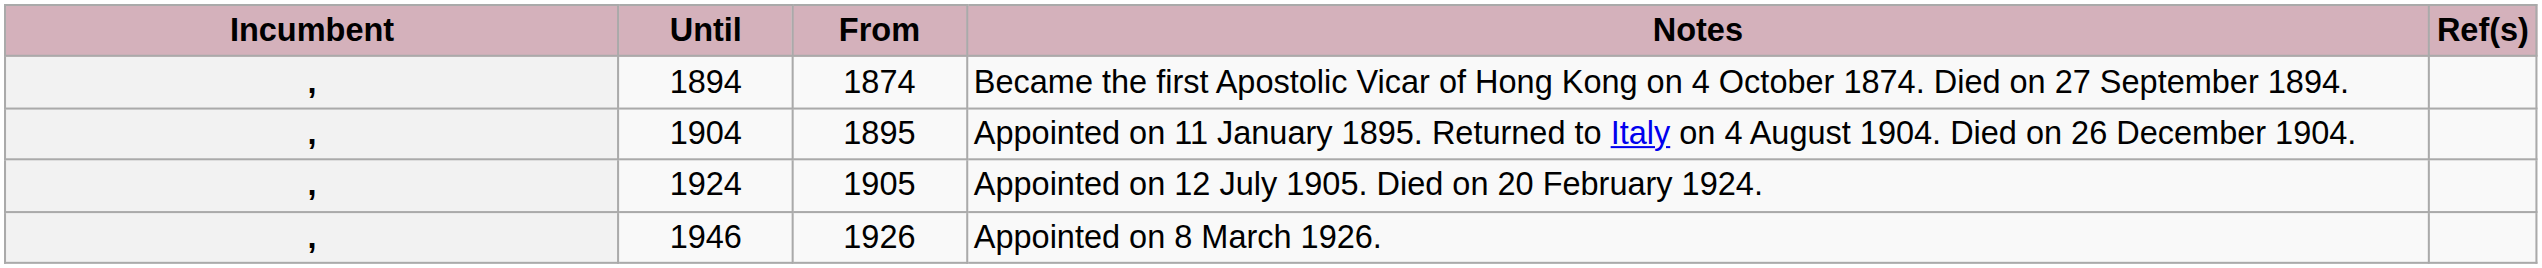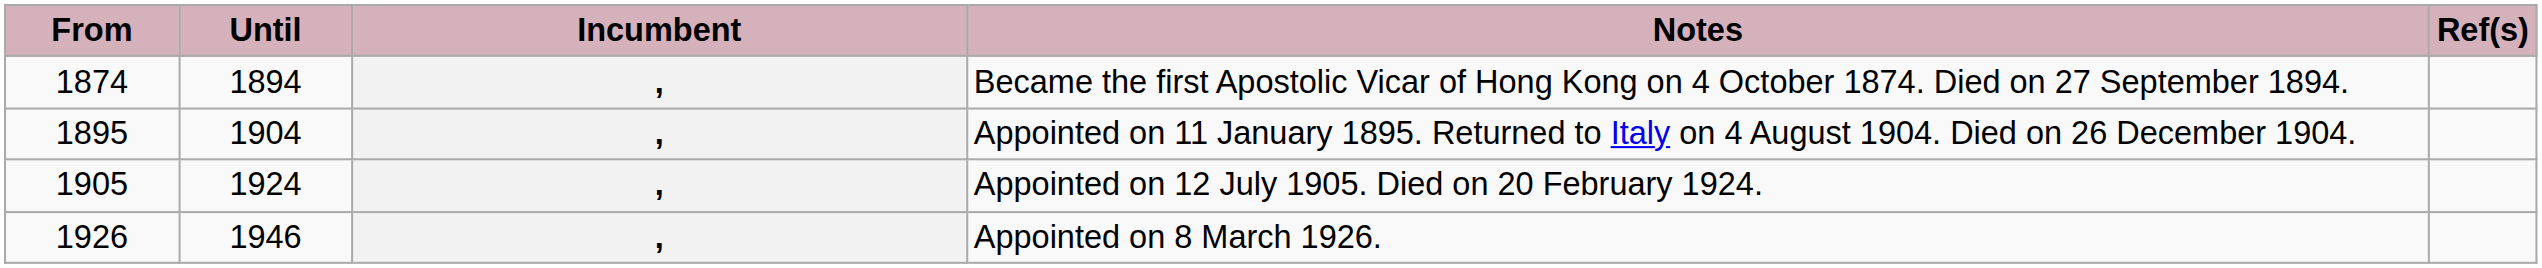columns swapped: (879, 30) <-> (312, 30)
